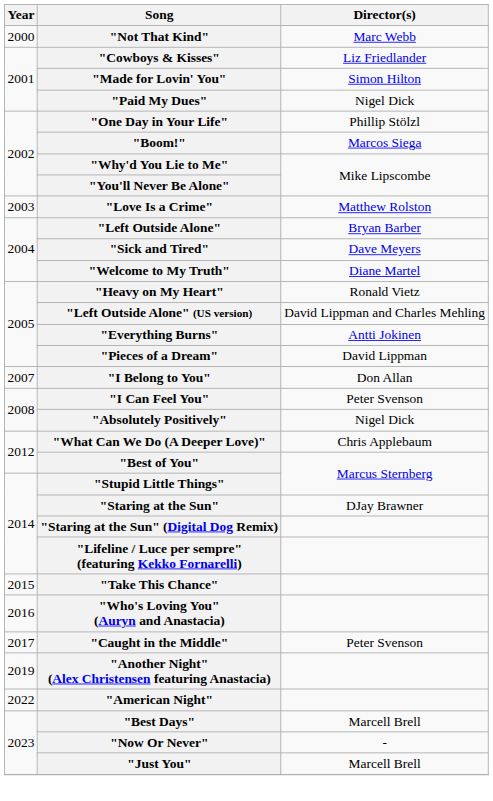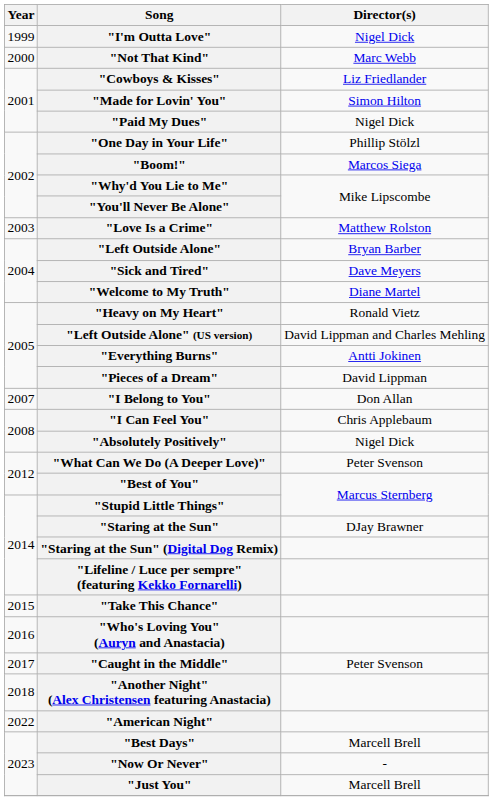+ row: (159, 36)
(385, 398) Peter Svenson -> (385, 420) Chris Applebaum
(385, 441) Chris Applebaum -> (385, 462) Peter Svenson
(21, 671) 2019 -> (21, 692) 2018
